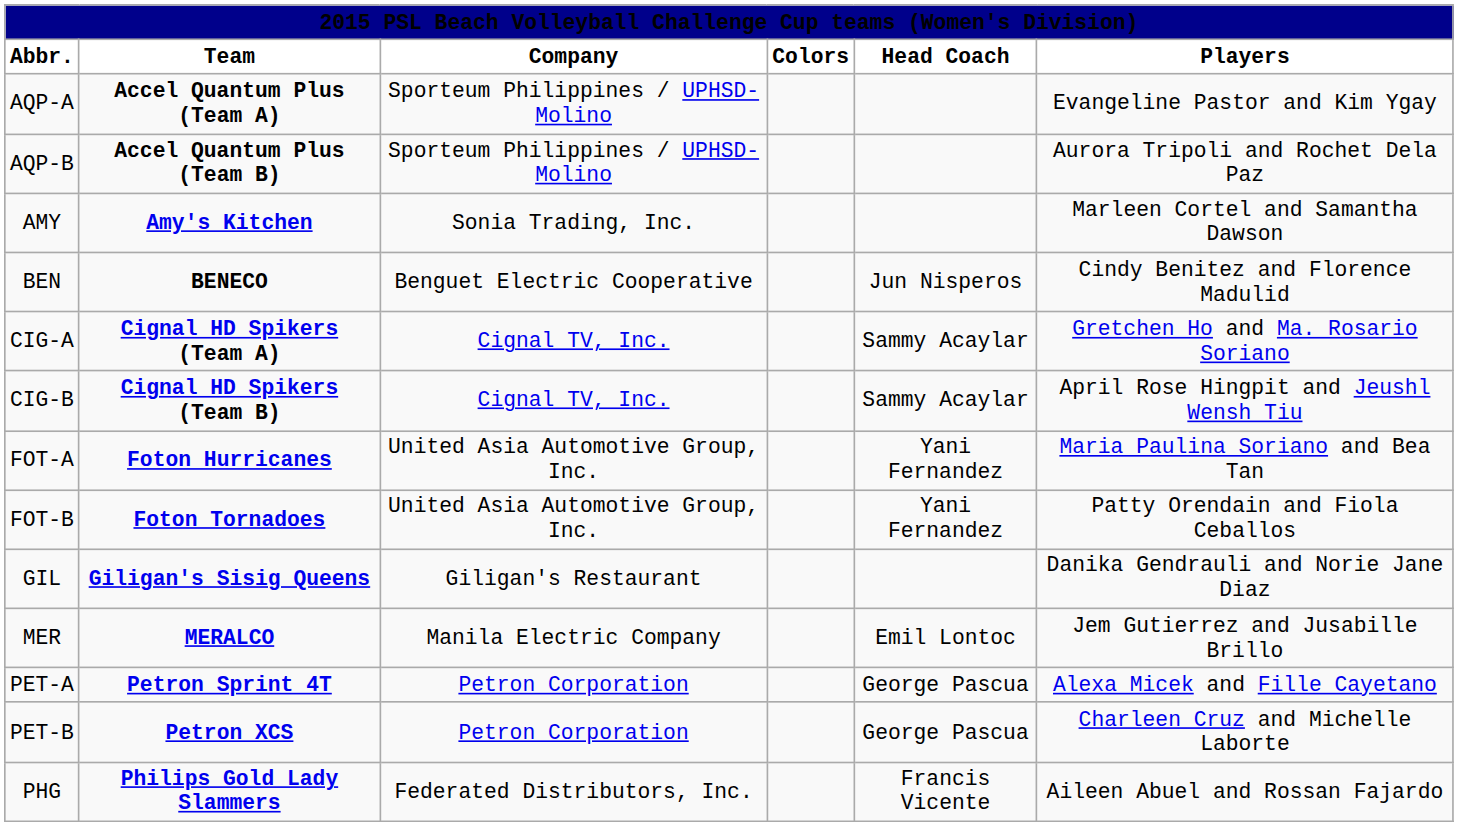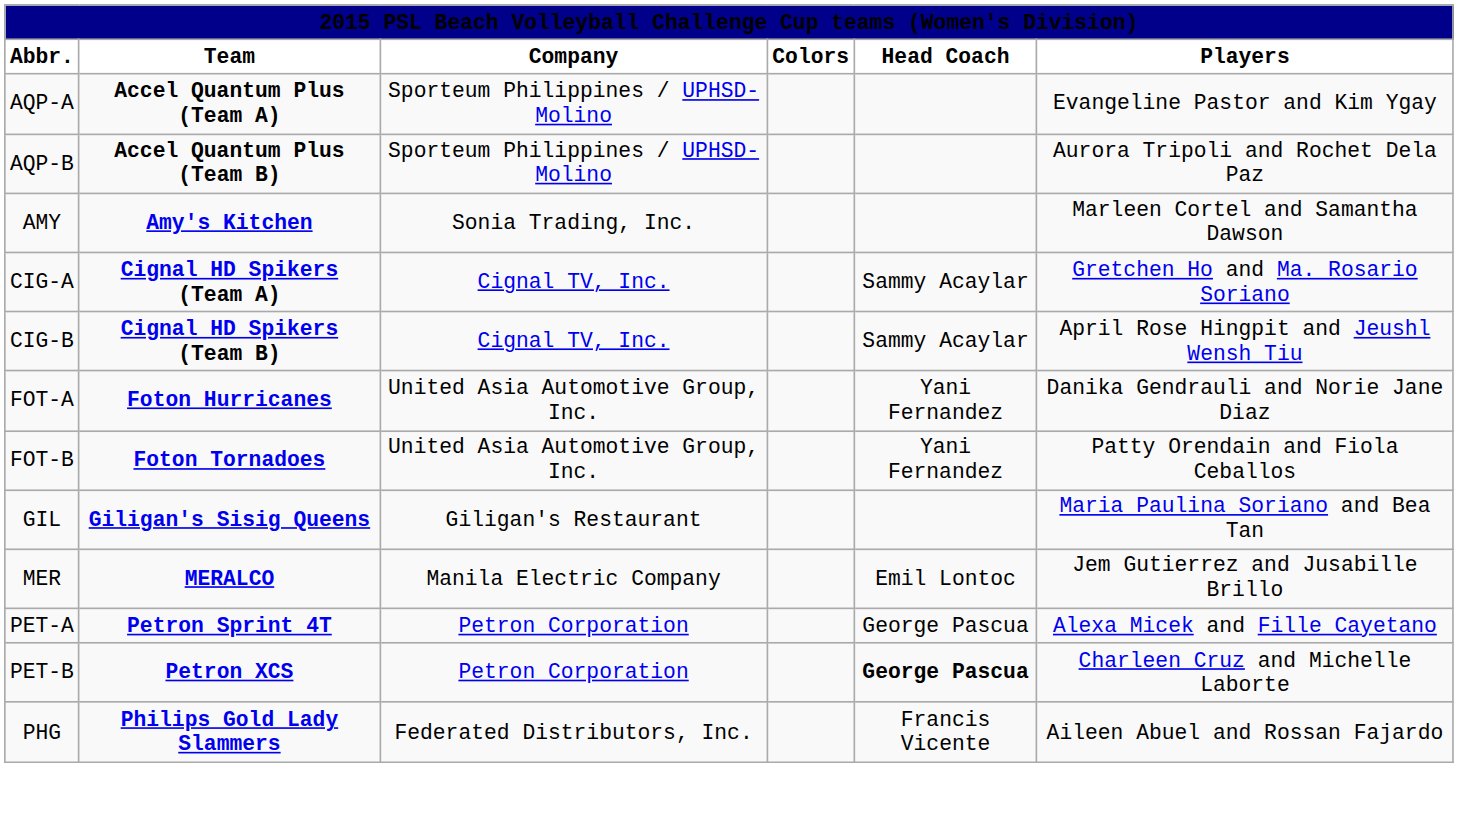- row: (42, 282)
(1245, 460) Maria Paulina Soriano and Bea Tan -> (1245, 401) Danika Gendrauli and Norie Jane Diaz
(1245, 579) Danika Gendrauli and Norie Jane Diaz -> (1245, 519) Maria Paulina Soriano and Bea Tan
(946, 732) normal -> (946, 673) bold
